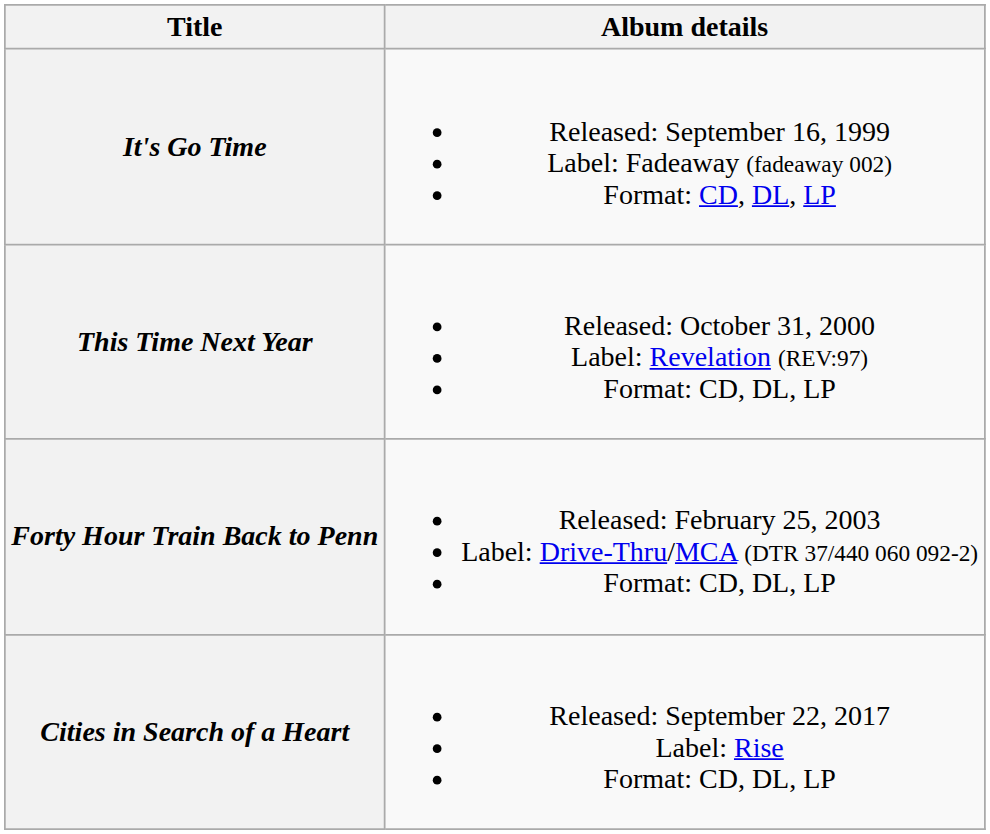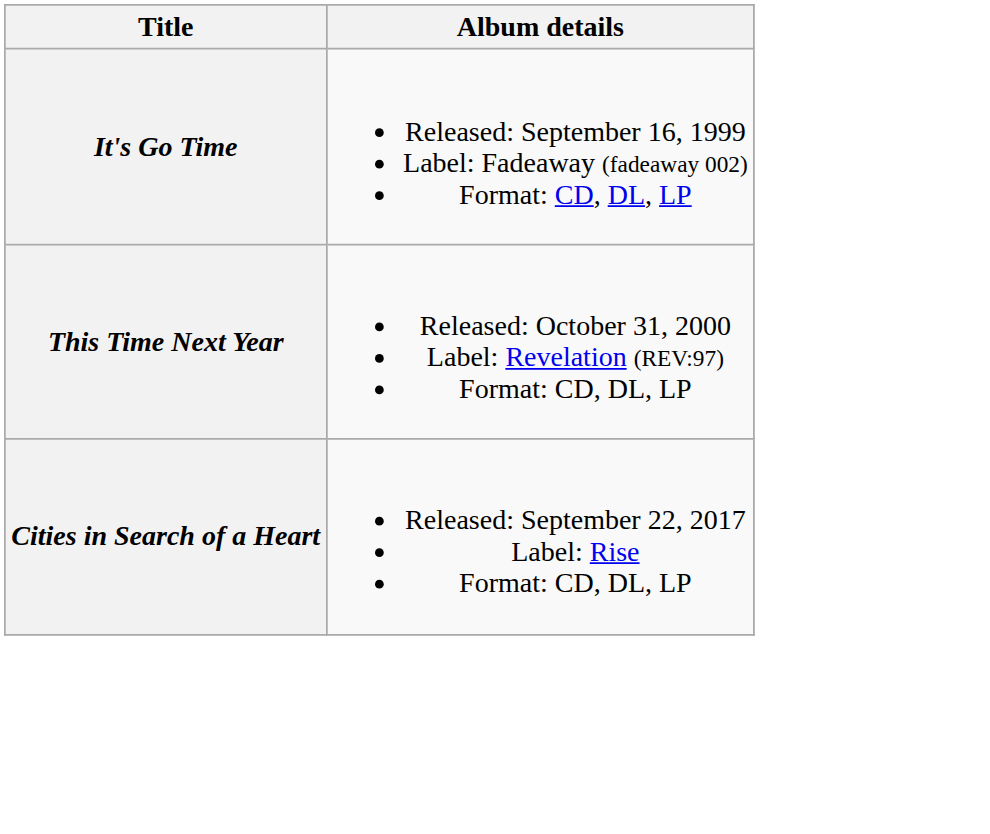- row: (195, 536)
